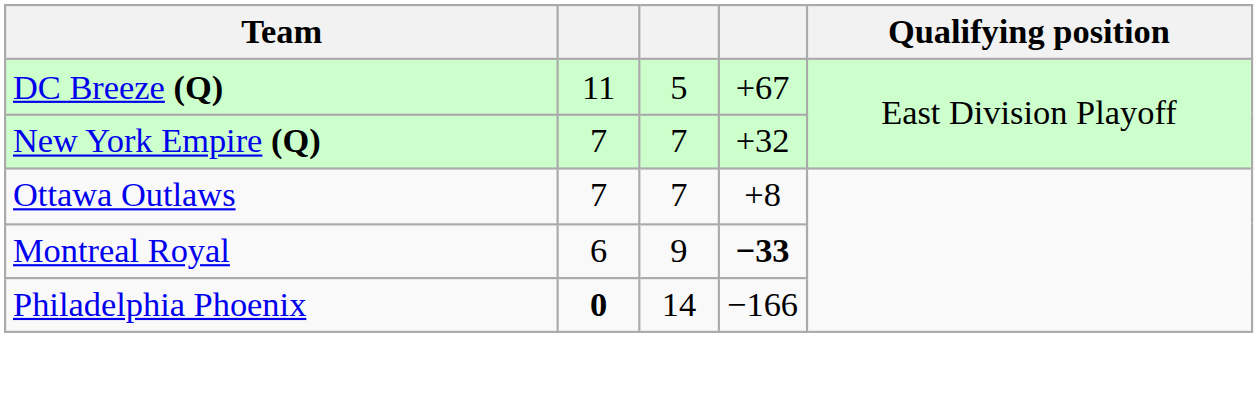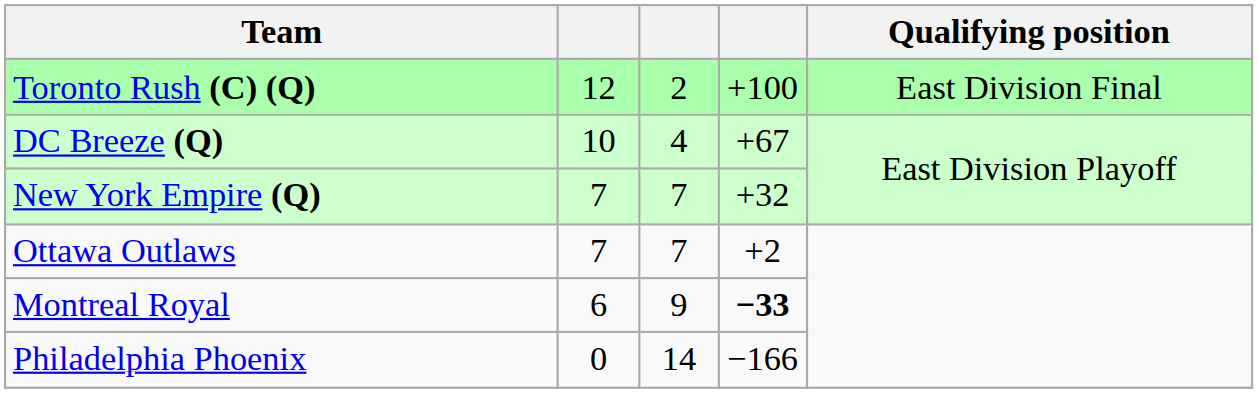+ row: (164, 86)
(599, 86) 11 -> (599, 140) 10
(679, 86) 5 -> (679, 140) 4
(763, 195) +8 -> (763, 250) +2
(599, 304) bold -> (599, 359) normal
